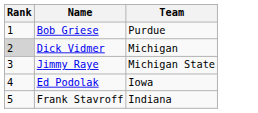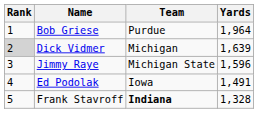+ column: (236, 13)
(150, 99) normal -> (150, 99) bold
